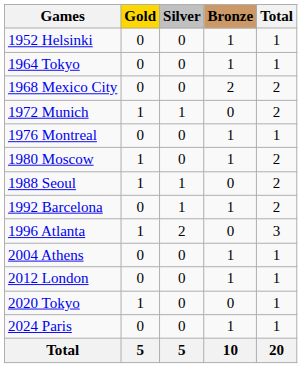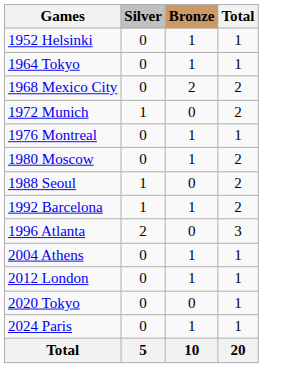- column: (140, 16)
